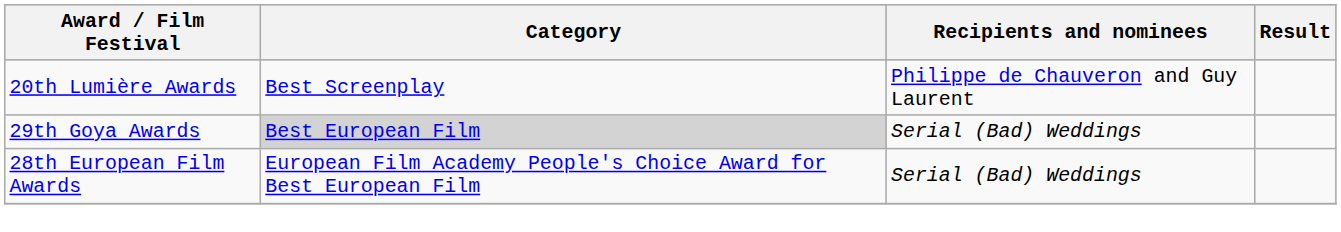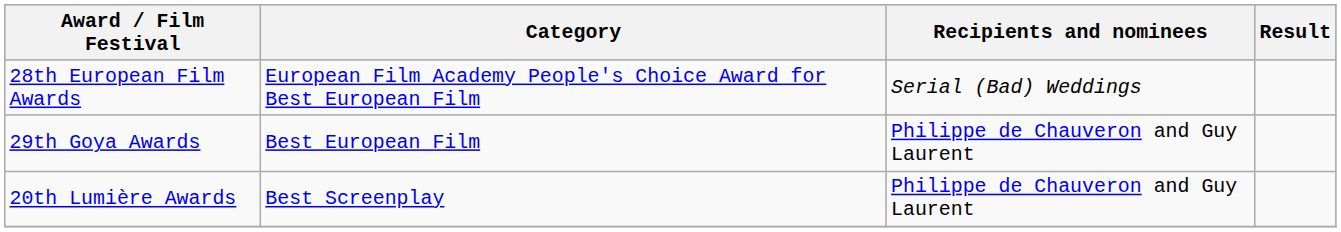rows swapped: (117, 176) <-> (123, 88)
(373, 132) lightgrey background -> (373, 143) no background
(1016, 132) Serial (Bad) Weddings -> (1064, 143) Philippe de Chauveron and Guy Laurent
